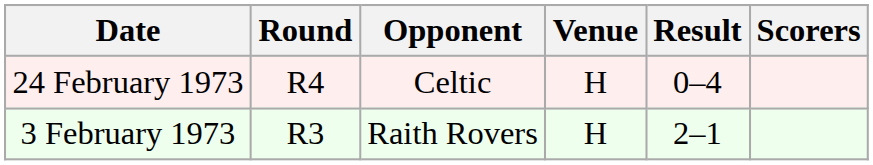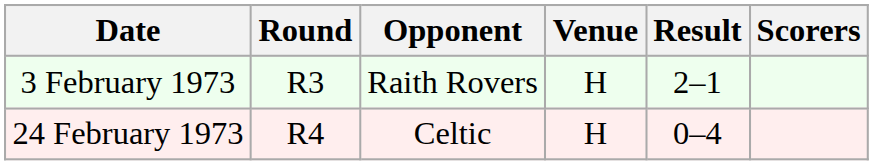rows swapped: (128, 133) <-> (128, 81)
